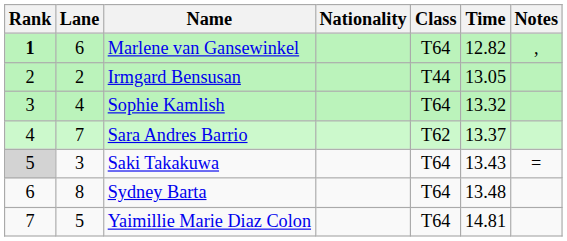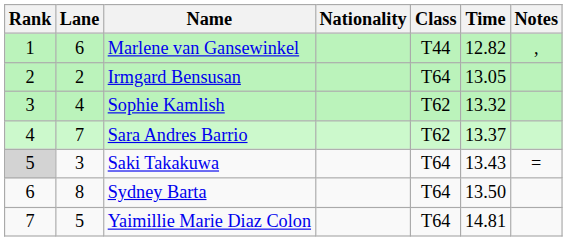(30, 47) bold -> (30, 47) normal
(436, 47) T64 -> (436, 47) T44
(436, 76) T44 -> (436, 76) T64
(436, 105) T64 -> (436, 105) T62
(485, 192) 13.48 -> (485, 192) 13.50
